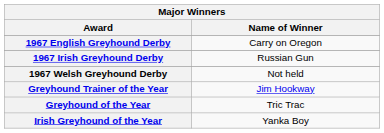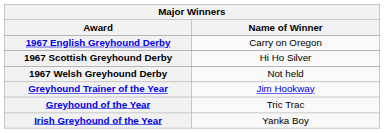- row: (98, 58)
+ row: (98, 58)
